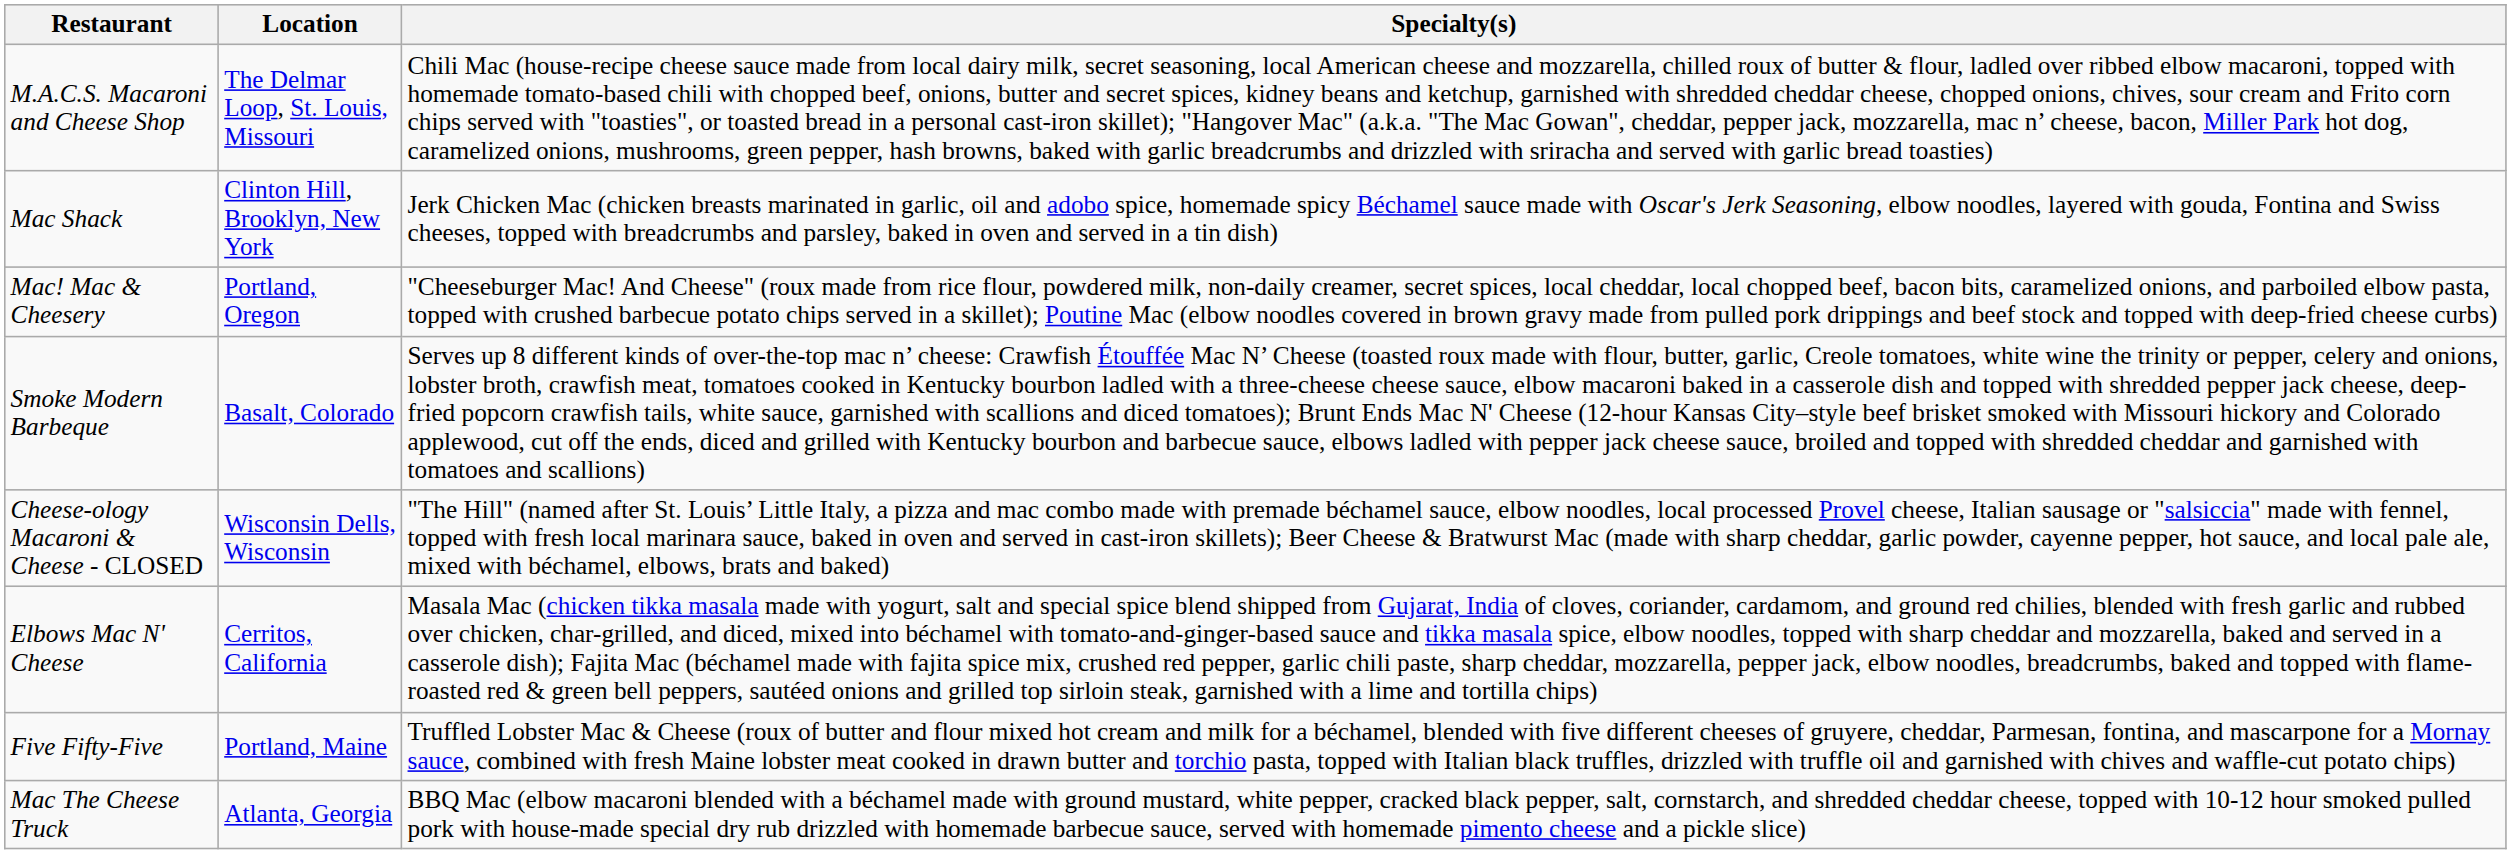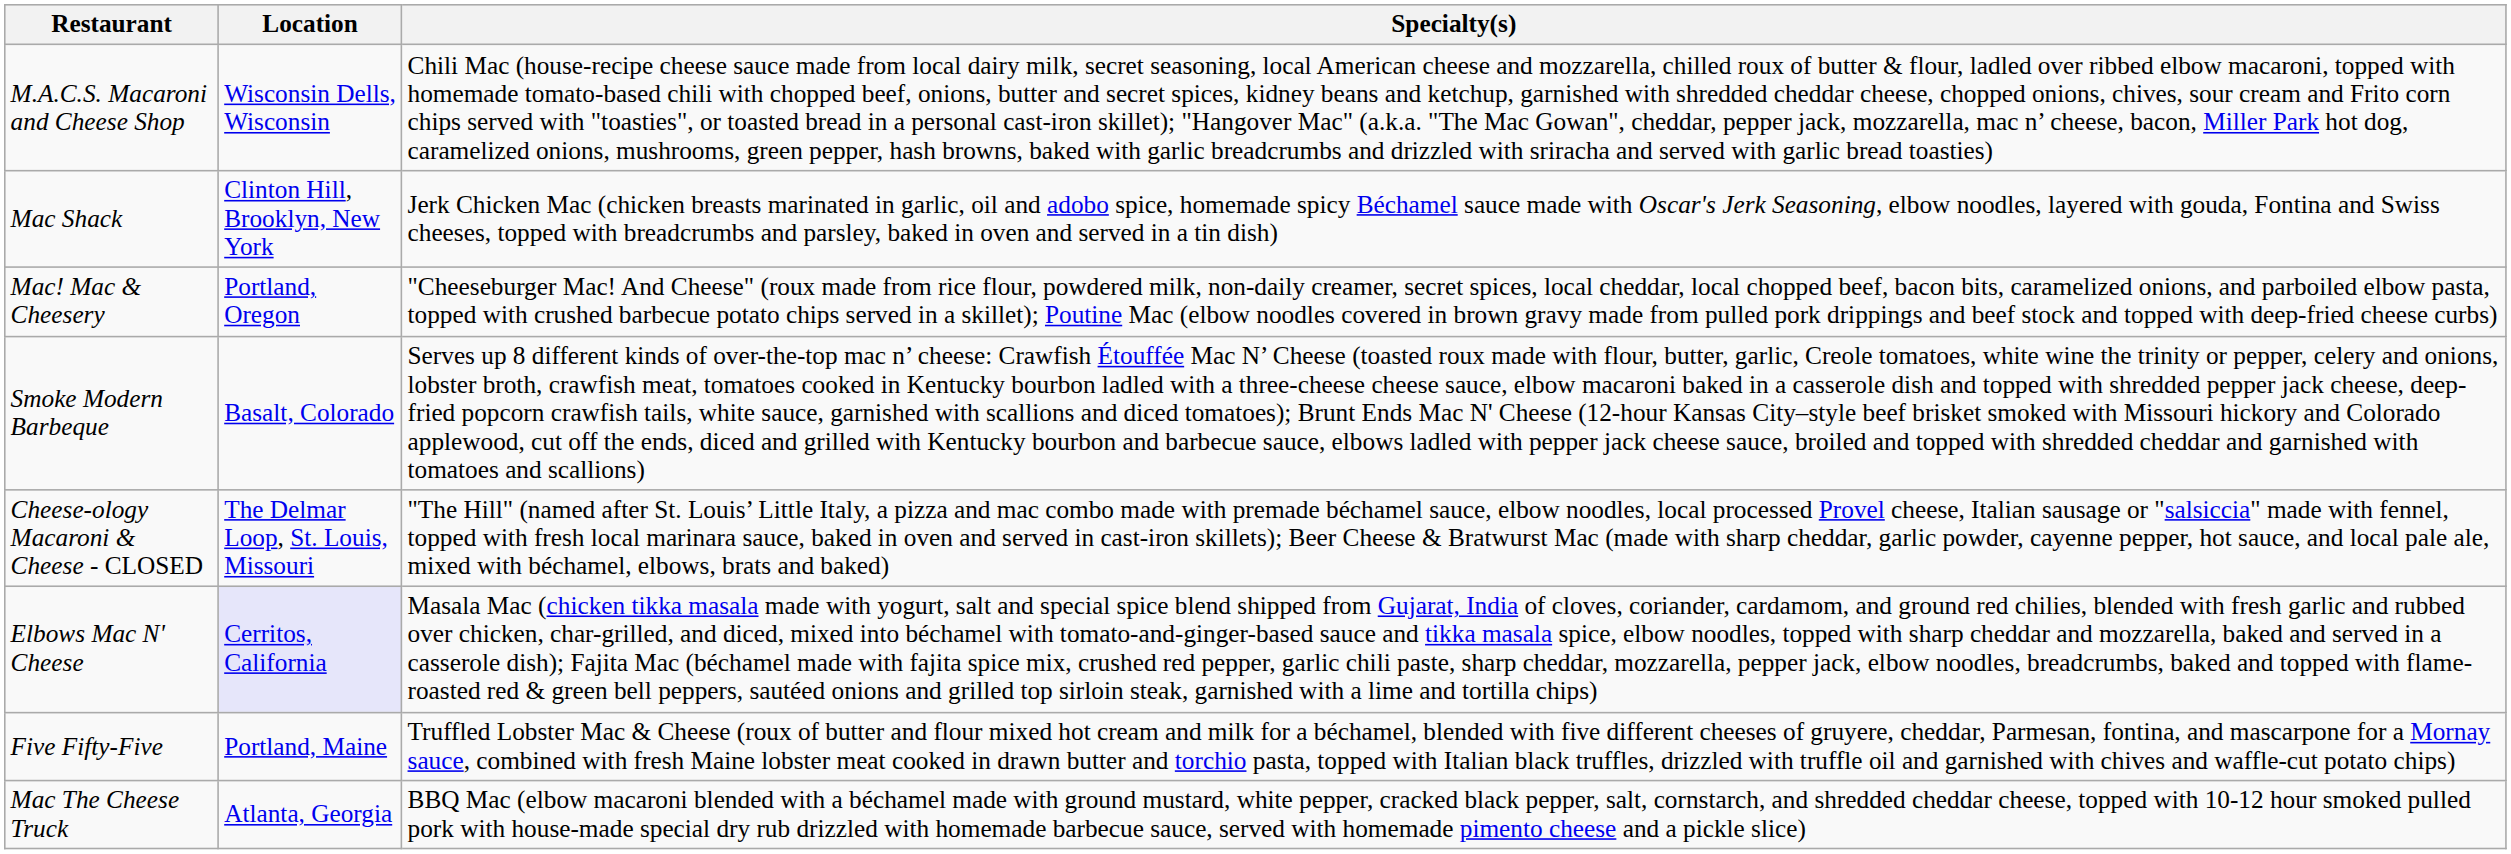(306, 107) The Delmar Loop, St. Louis, Missouri -> (310, 107) Wisconsin Dells, Wisconsin
(310, 537) Wisconsin Dells, Wisconsin -> (306, 537) The Delmar Loop, St. Louis, Missouri
(275, 649) no background -> (275, 649) lavender background
